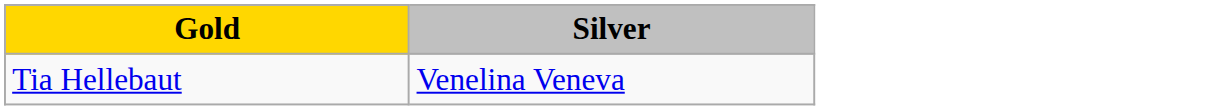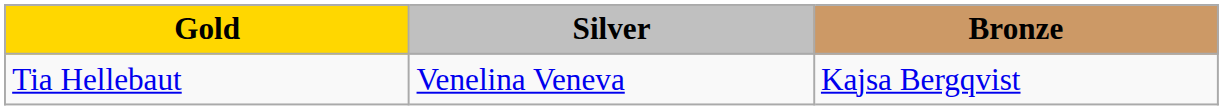+ column: (1016, 29)
